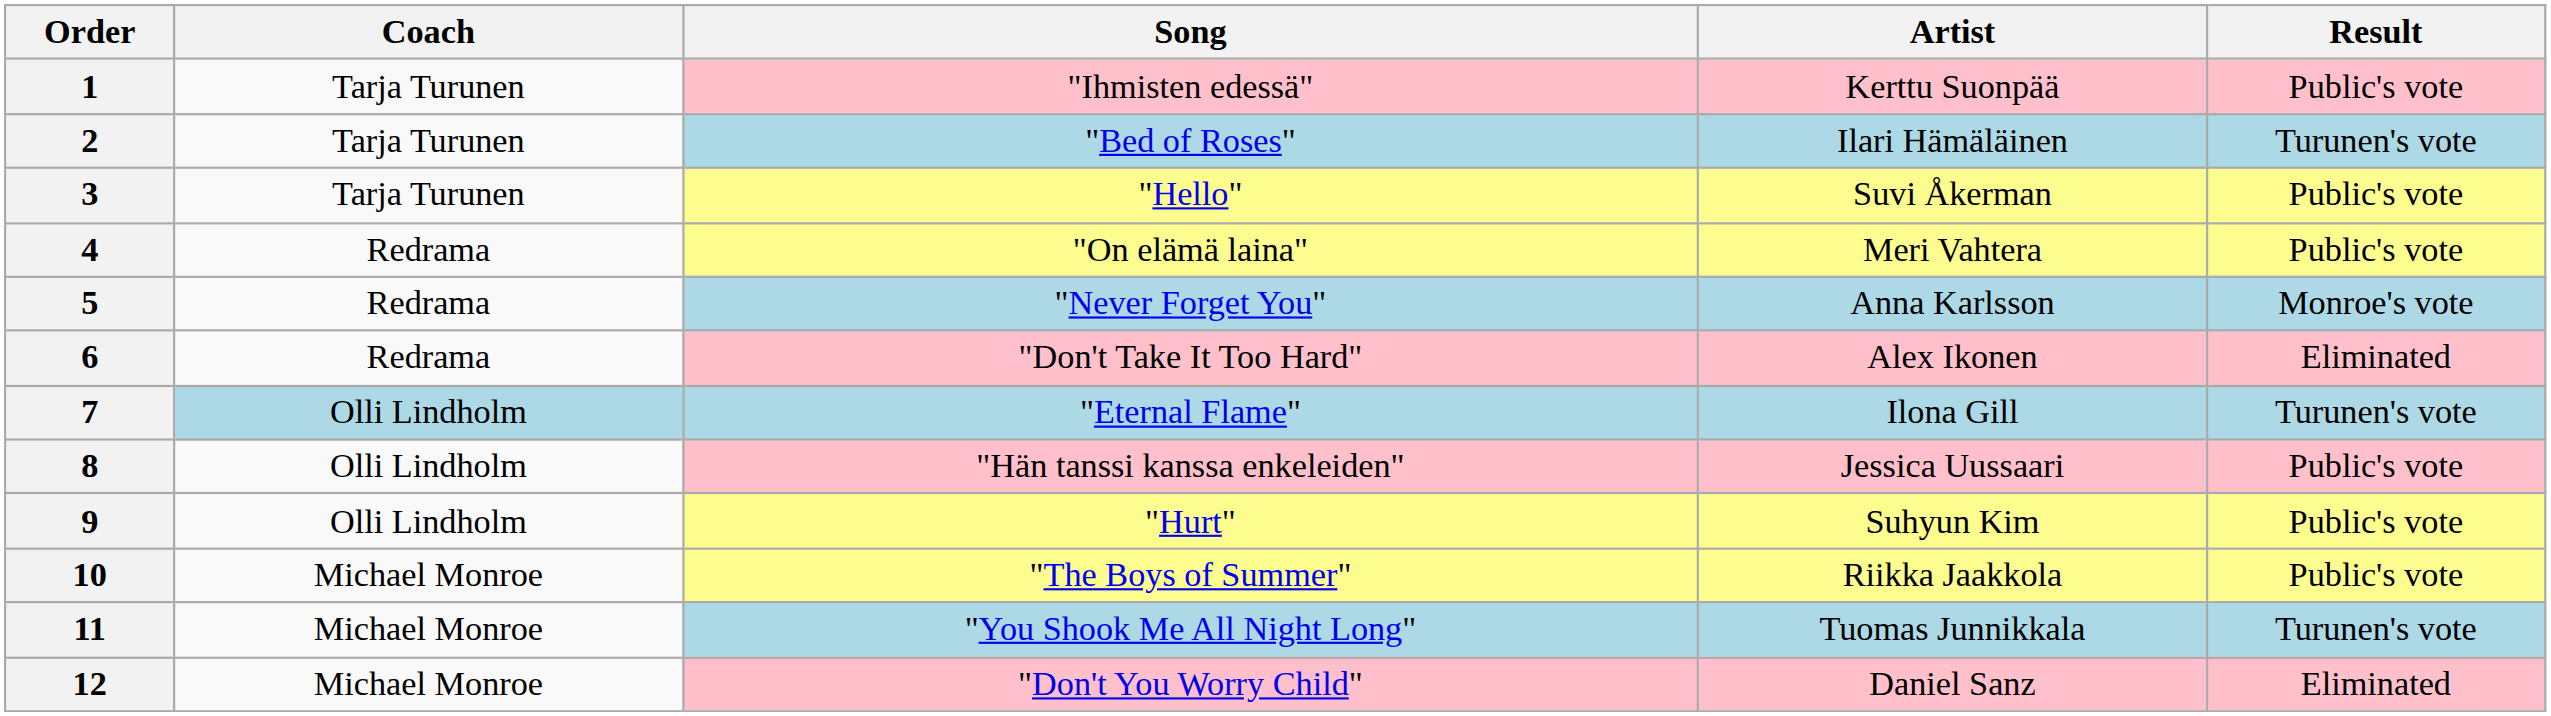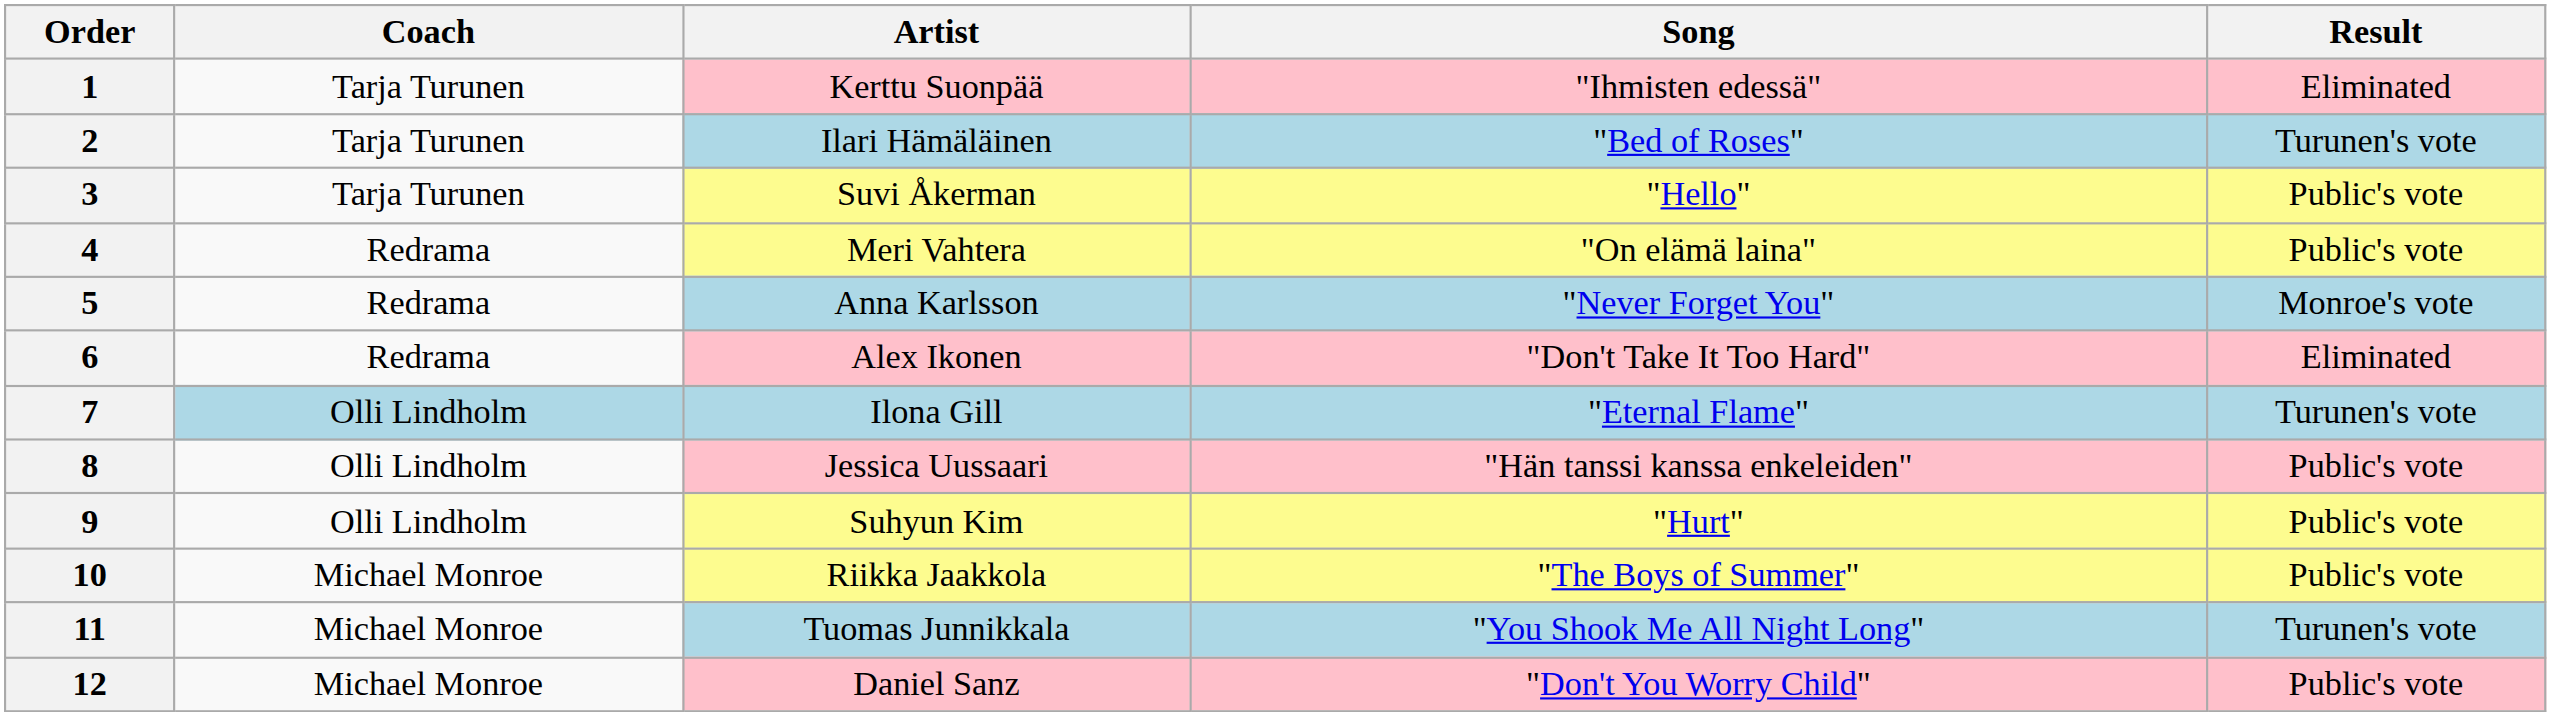columns swapped: (1952, 31) <-> (1190, 31)
(2376, 85) Public's vote -> (2376, 85) Eliminated
(2376, 683) Eliminated -> (2376, 683) Public's vote
